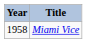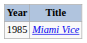(17, 30) 1958 -> (17, 30) 1985
